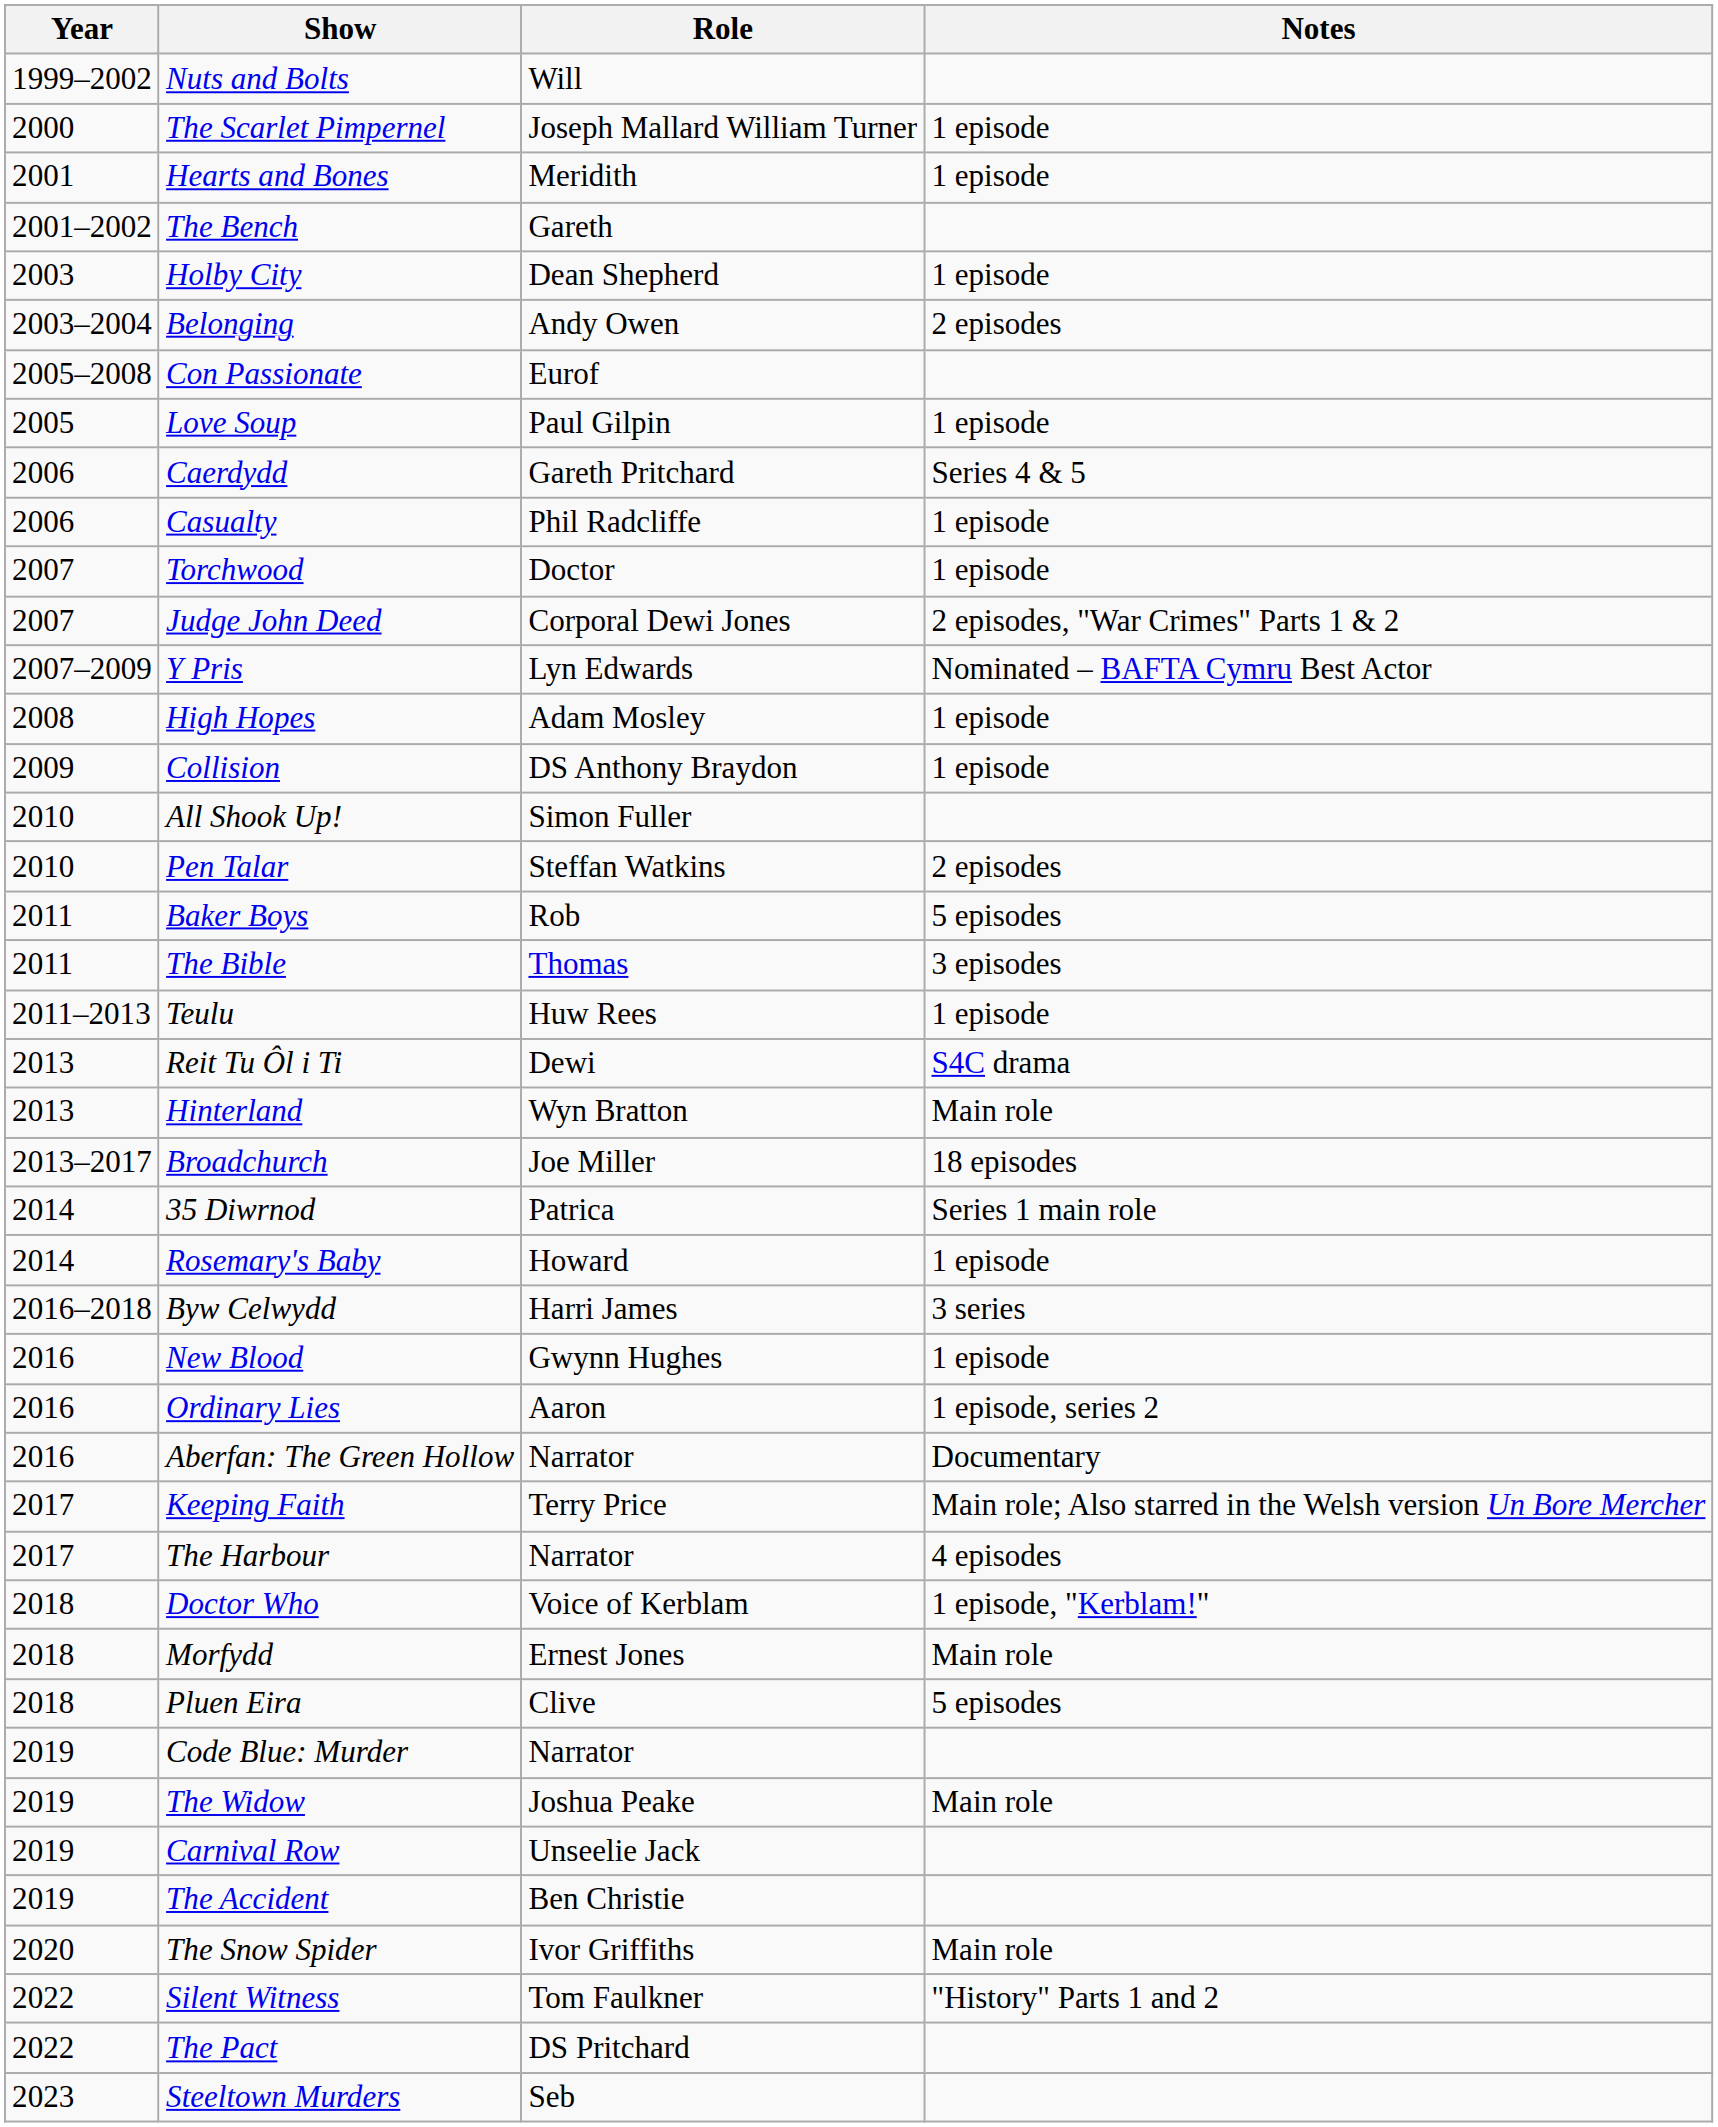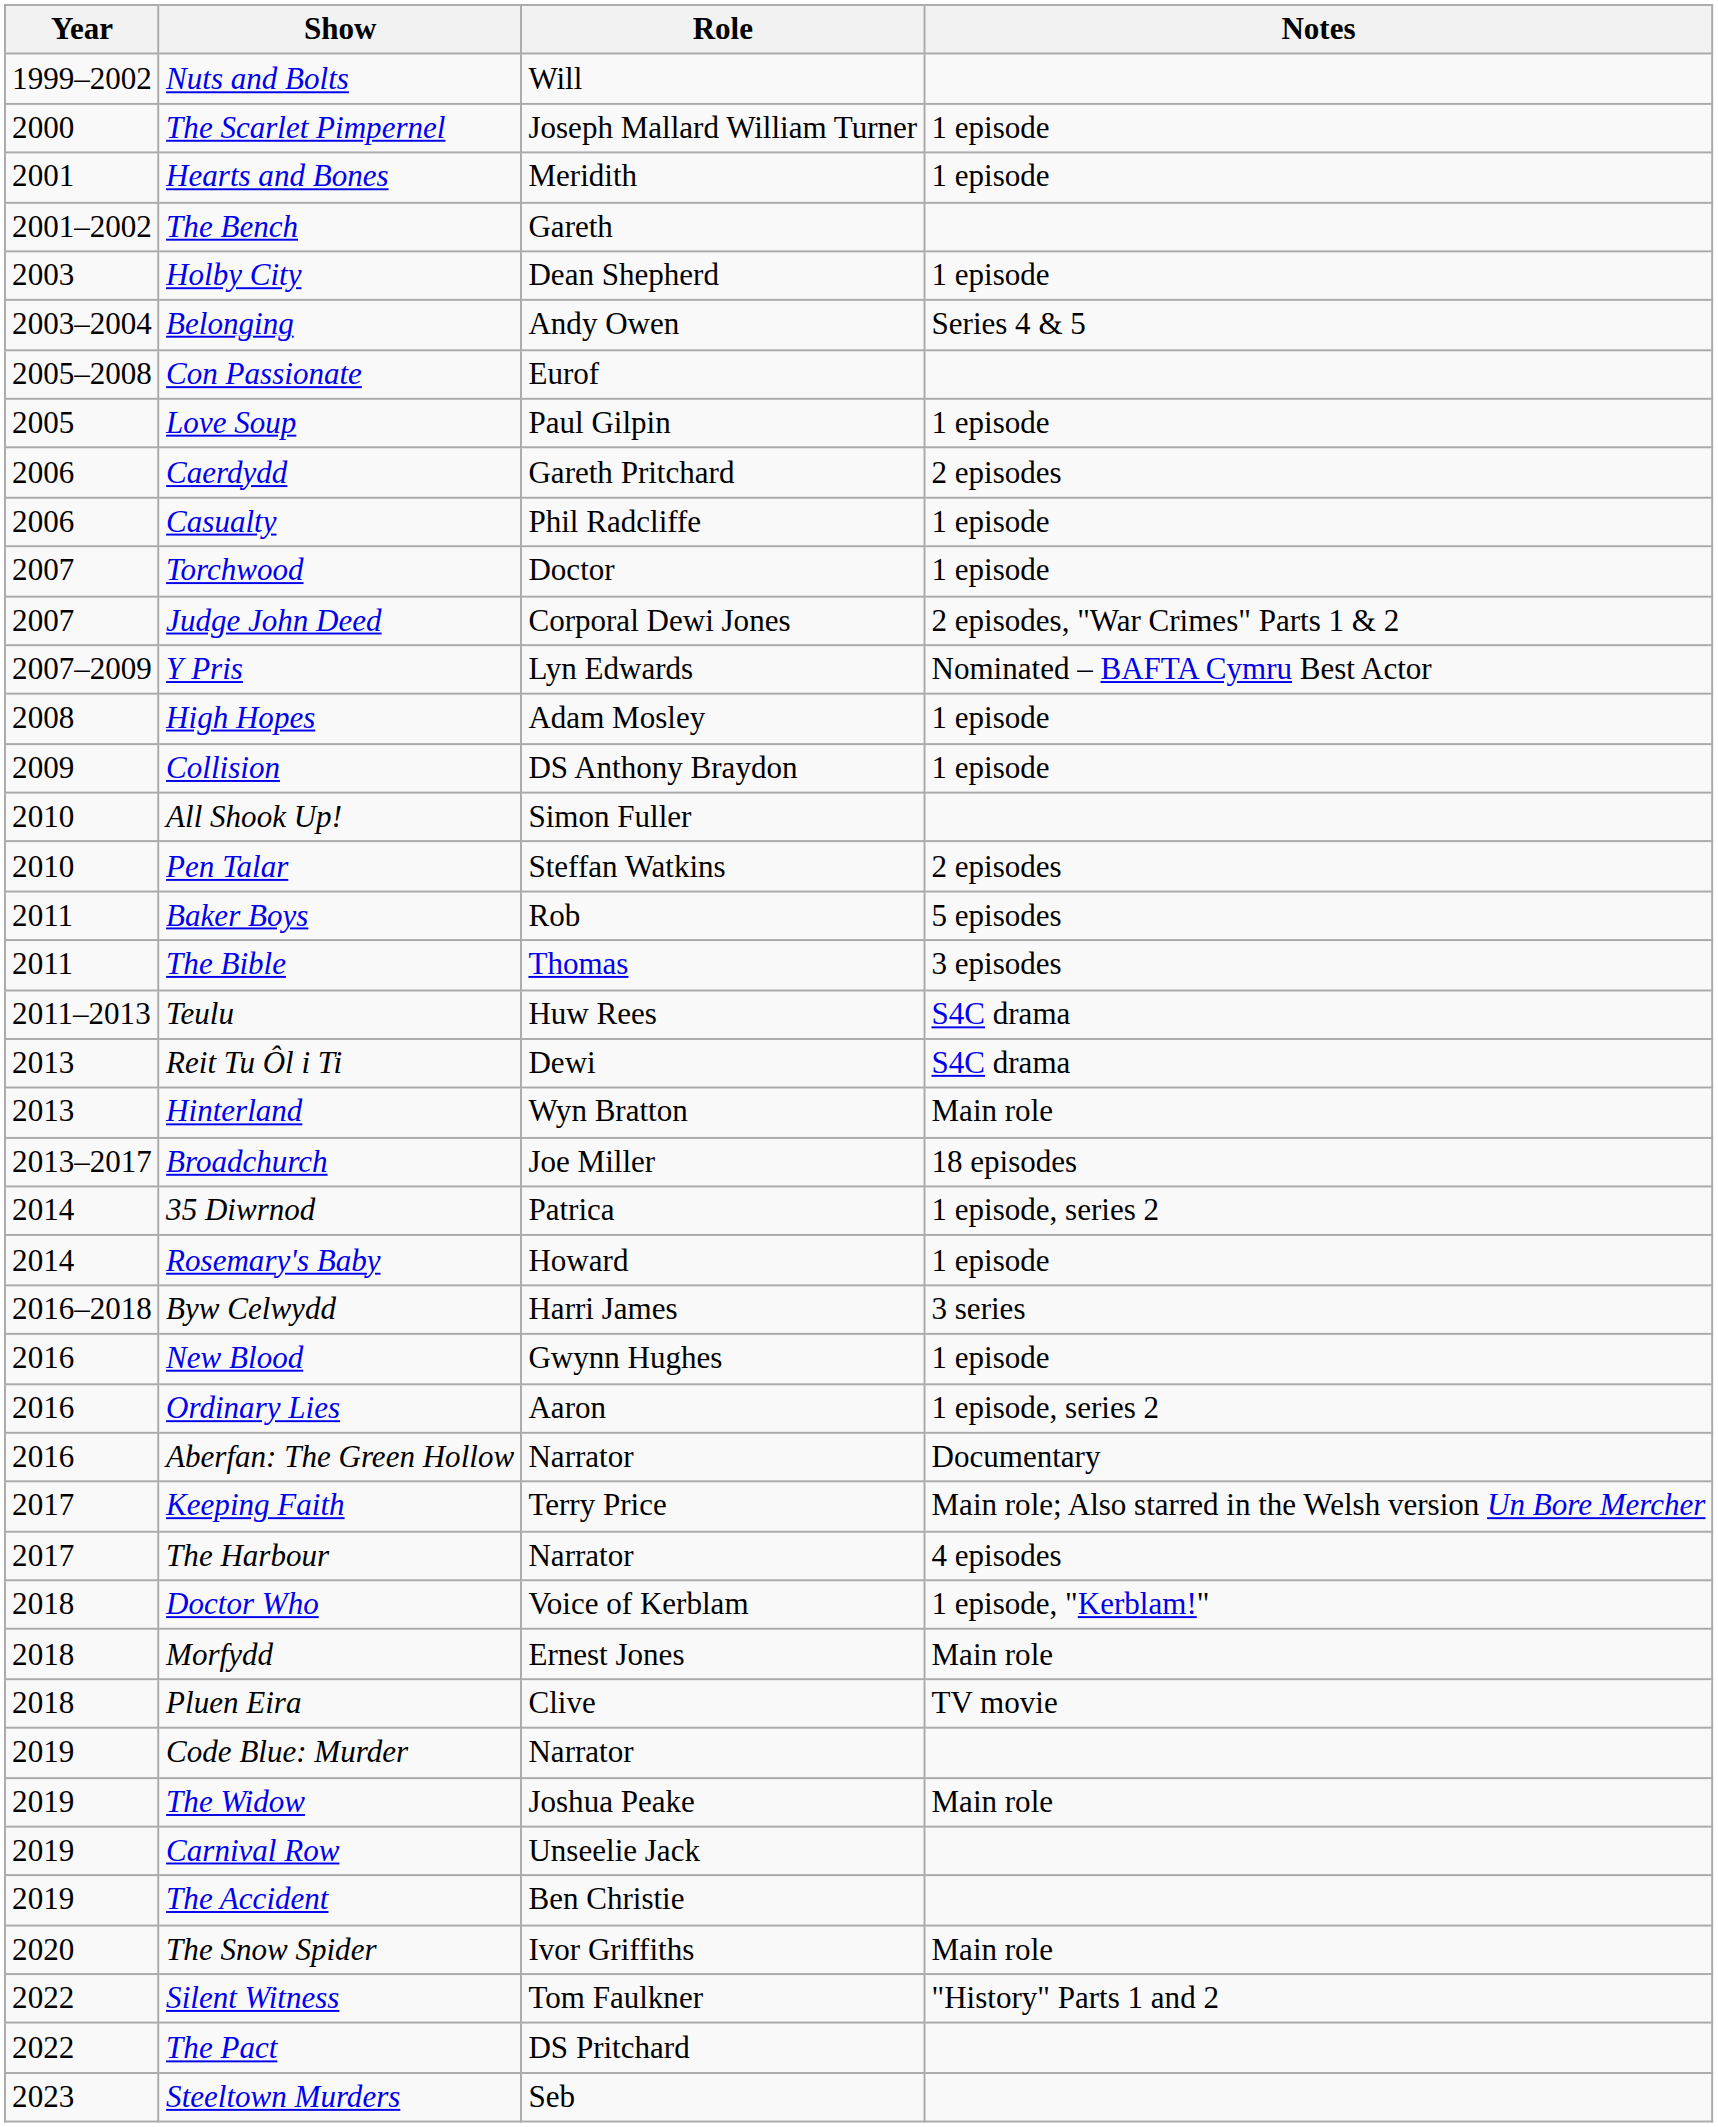(997, 324) 2 episodes -> (1009, 324) Series 4 & 5
(1009, 472) Series 4 & 5 -> (997, 472) 2 episodes
(991, 1013) 1 episode -> (1001, 1013) S4C drama
(1044, 1210) Series 1 main role -> (1045, 1210) 1 episode, series 2
(997, 1702) 5 episodes -> (995, 1702) TV movie
